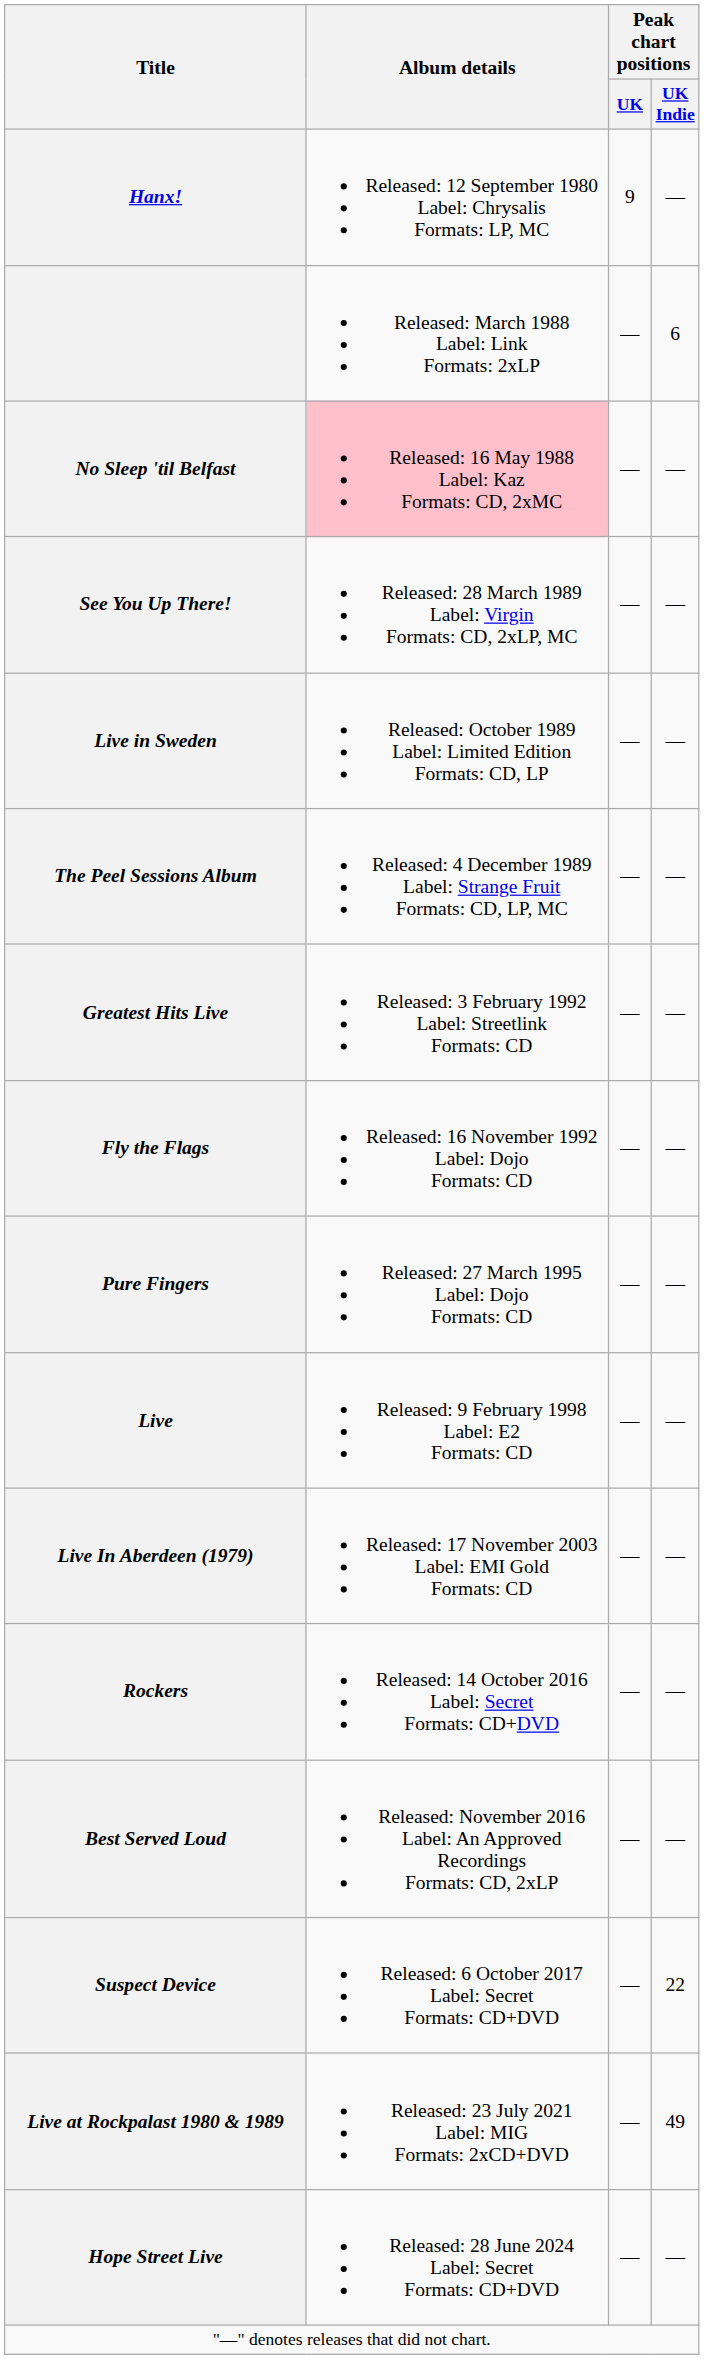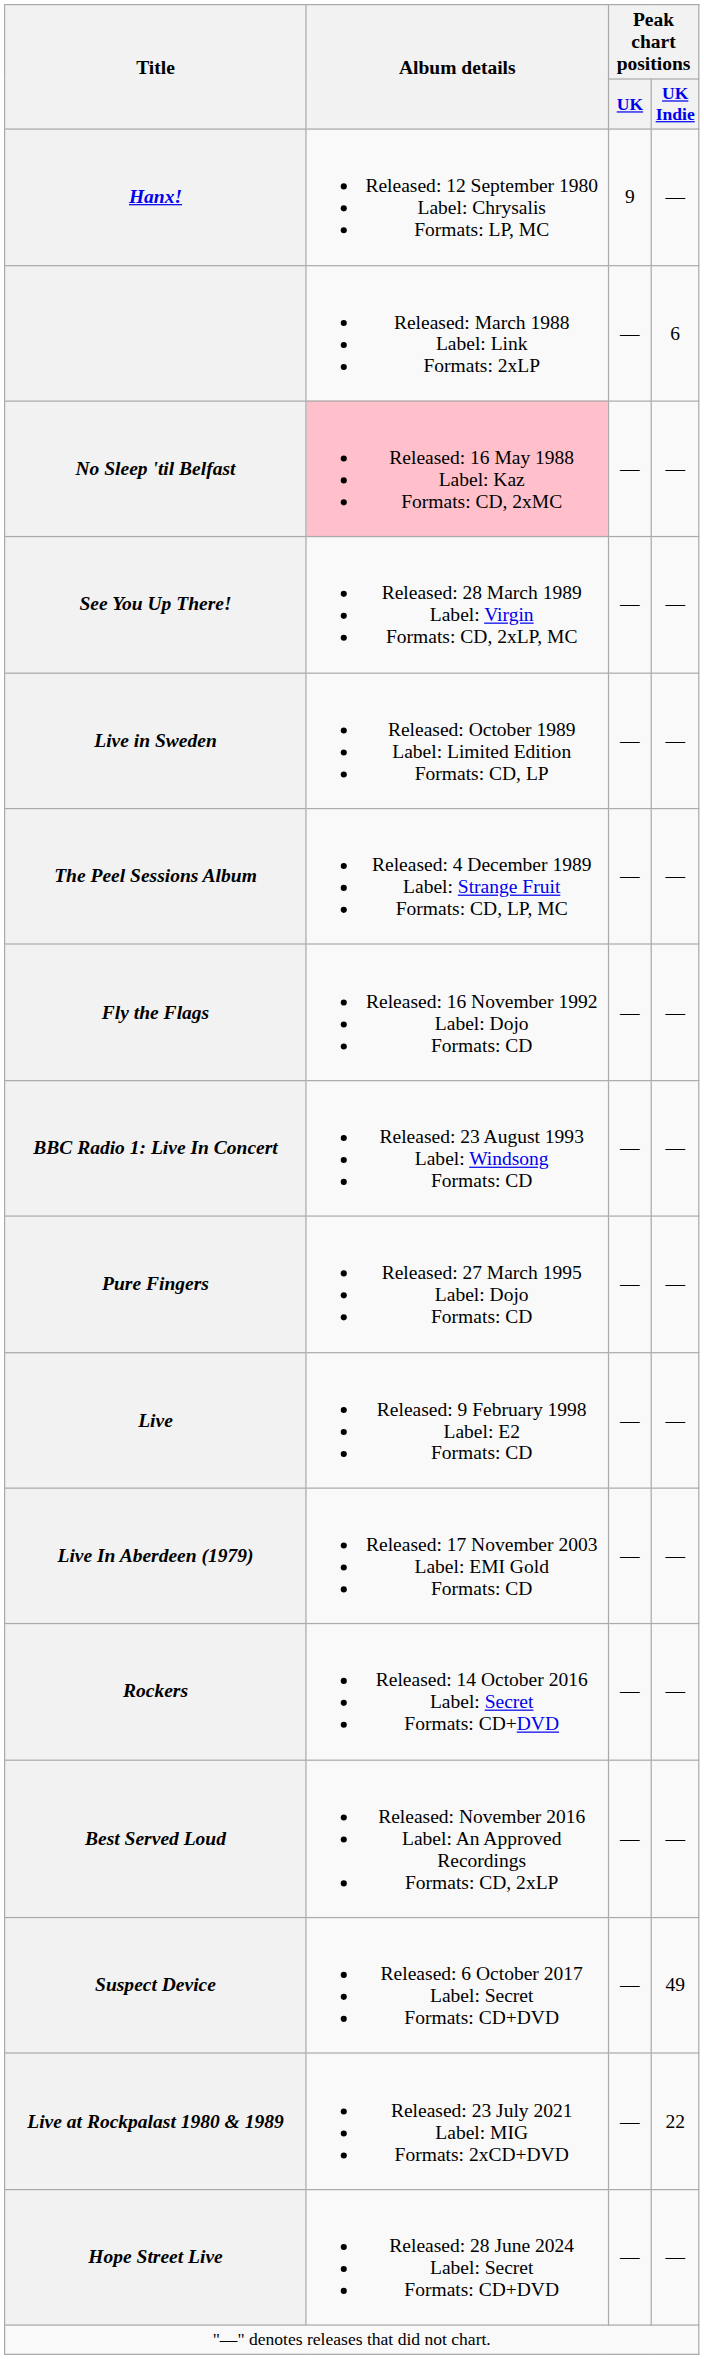- row: (156, 1012)
+ row: (155, 1148)
(675, 1985) 22 -> (675, 1985) 49
(675, 2121) 49 -> (675, 2121) 22
